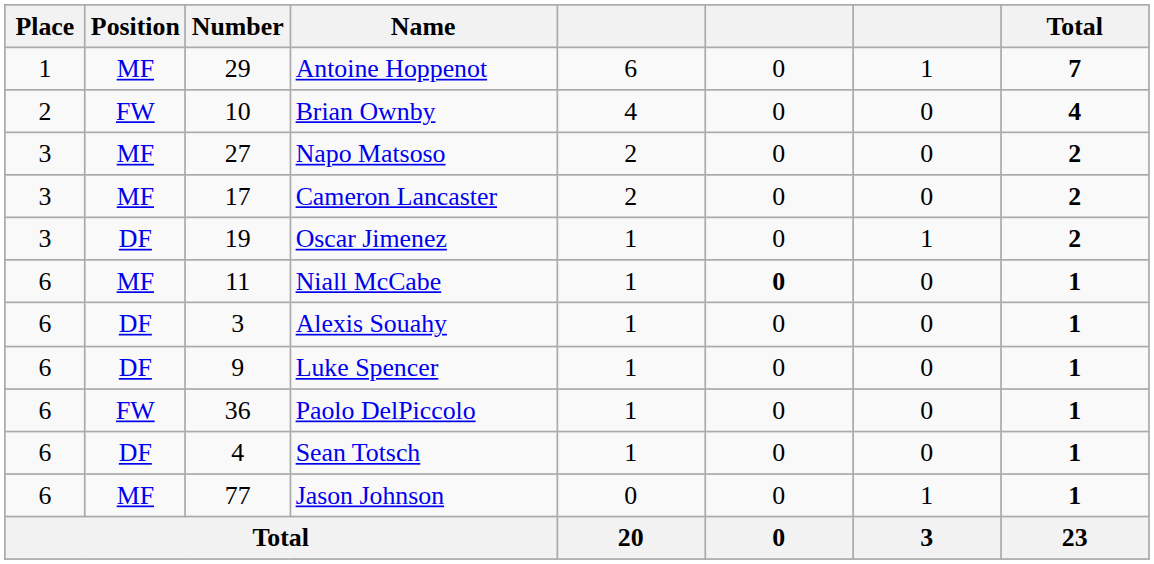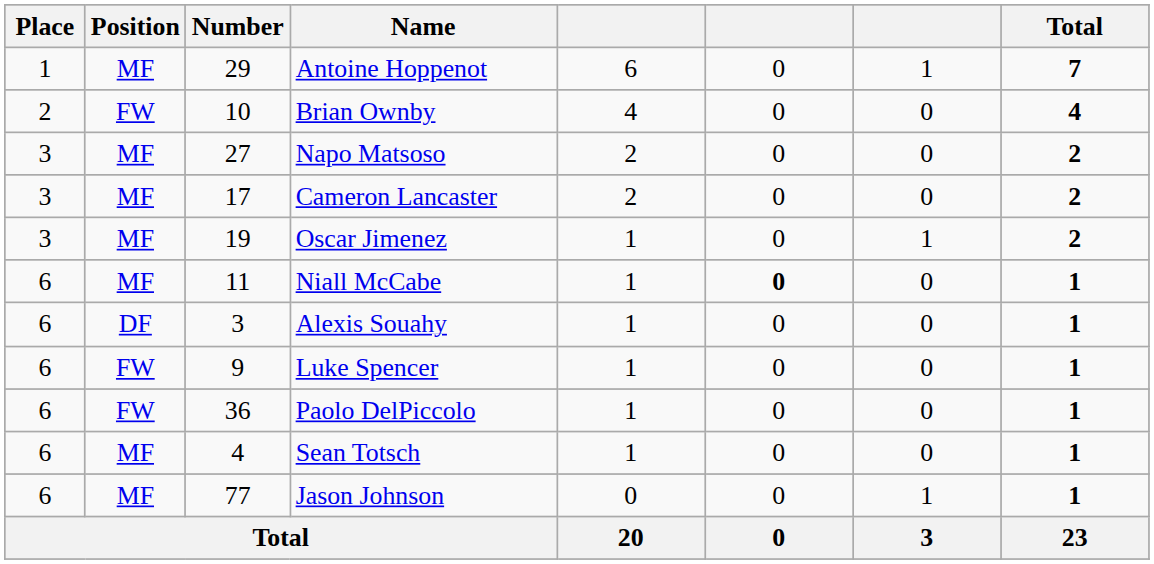(135, 239) DF -> (135, 239) MF
(135, 366) DF -> (135, 366) FW
(135, 452) DF -> (135, 452) MF
